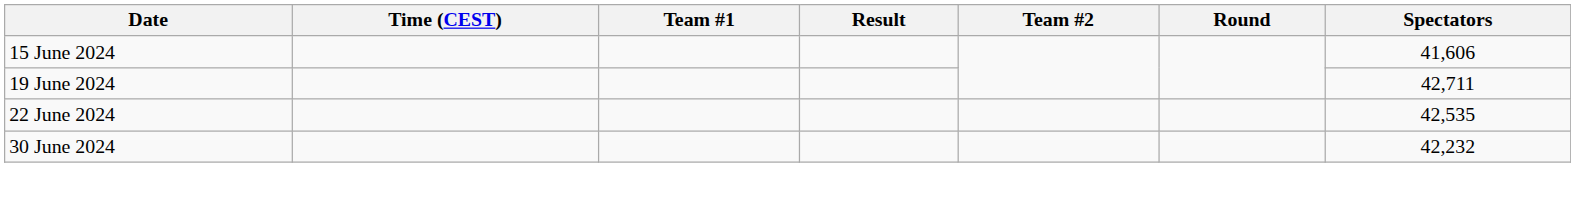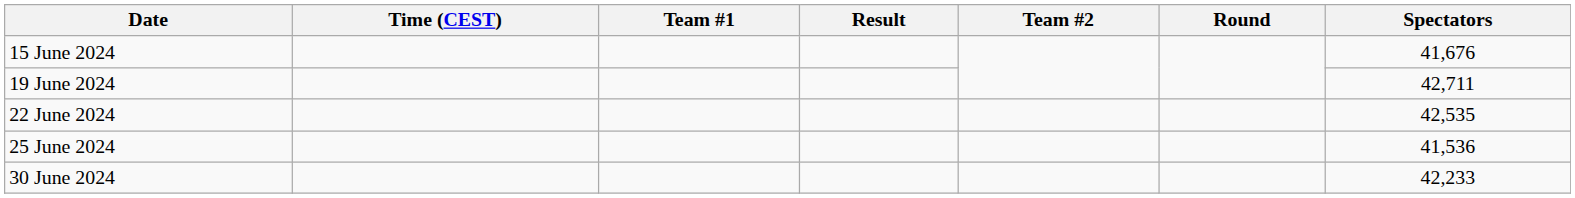(1448, 51) 41,606 -> (1448, 51) 41,676
+ row: (62, 146)
(1448, 146) 42,232 -> (1448, 177) 42,233
